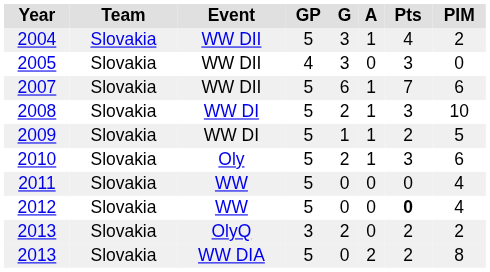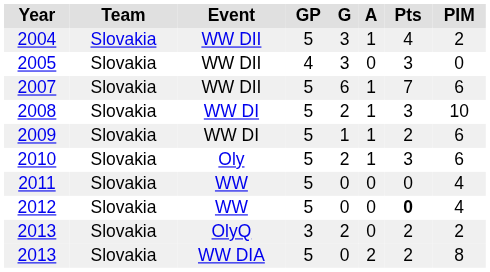(459, 135) 5 -> (459, 135) 6
